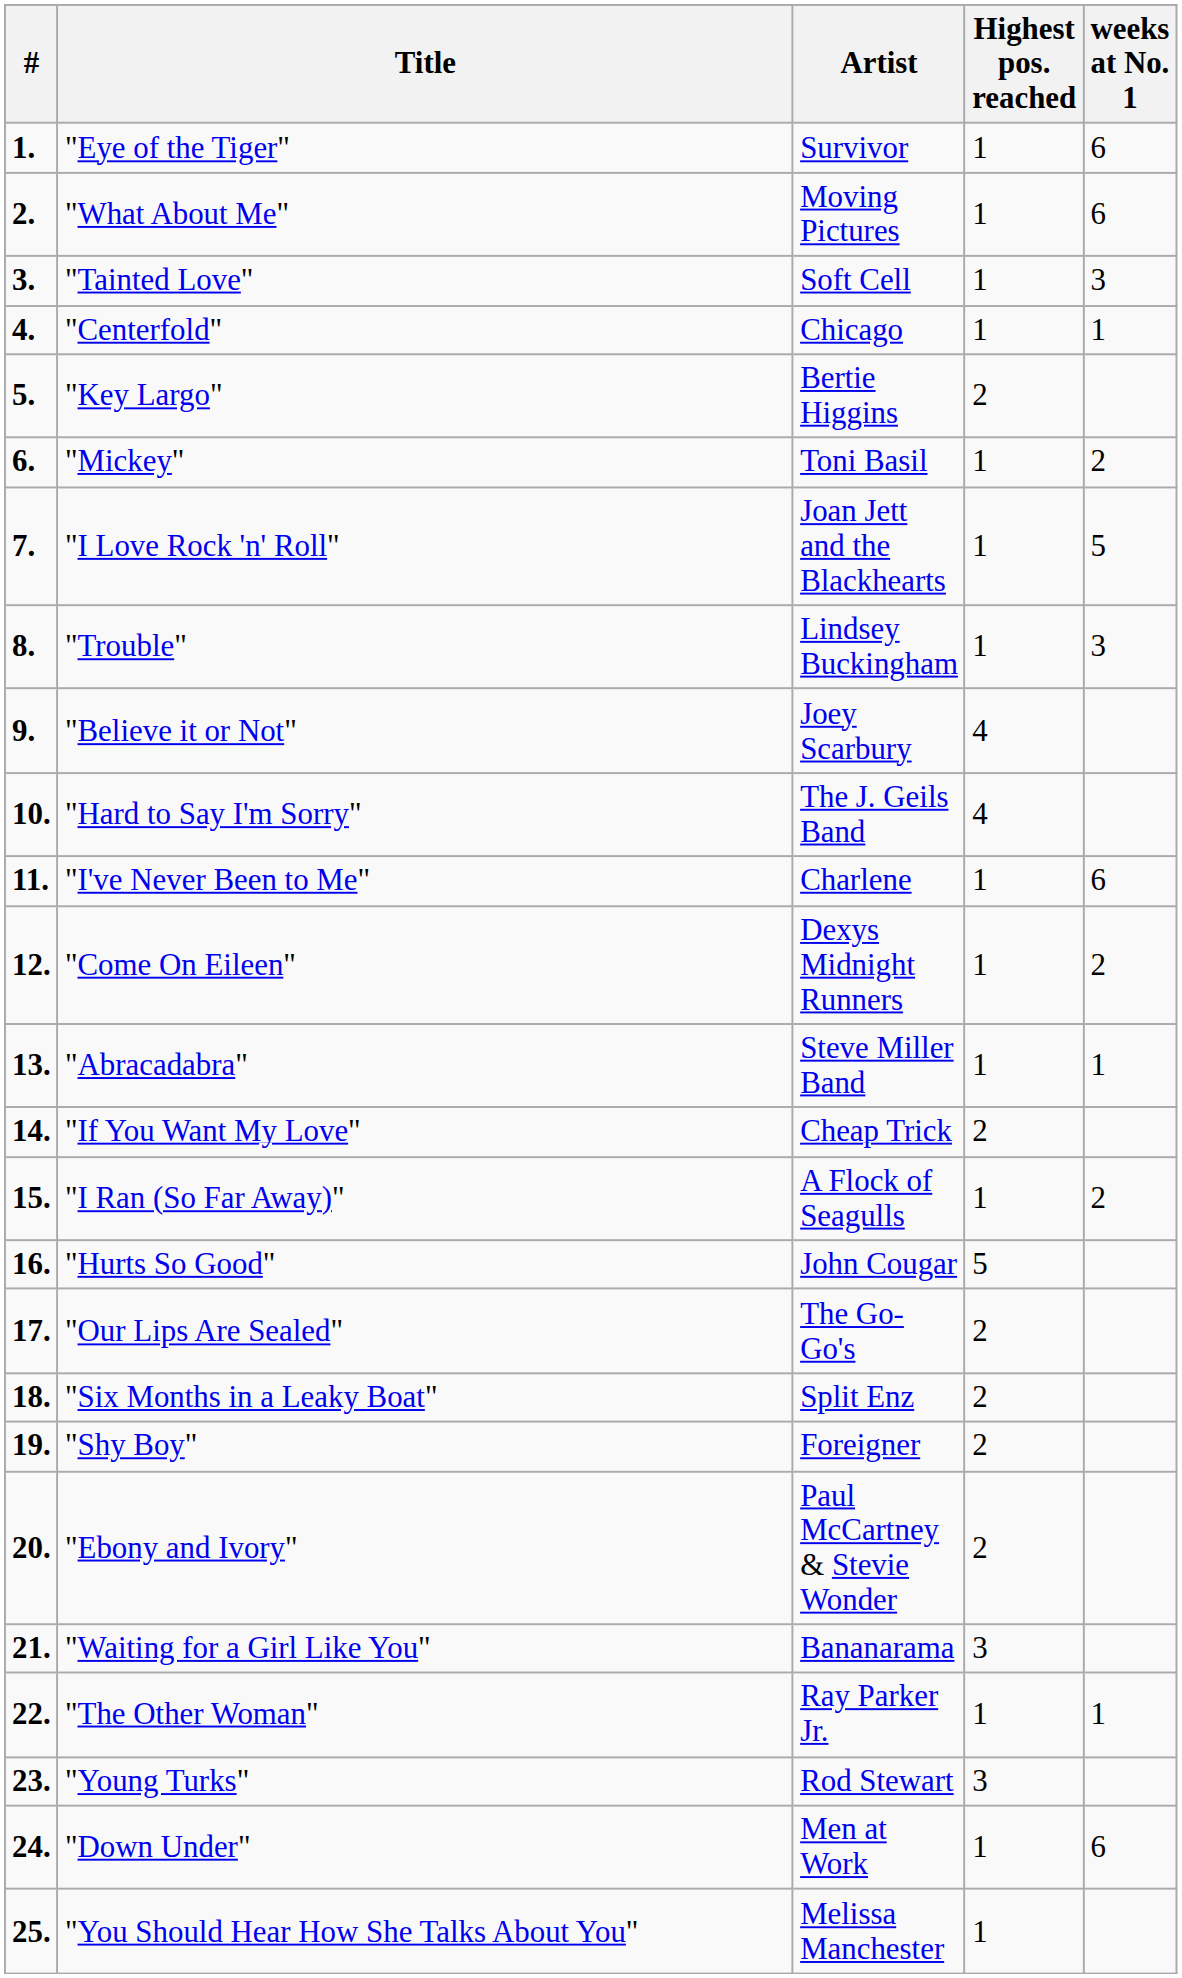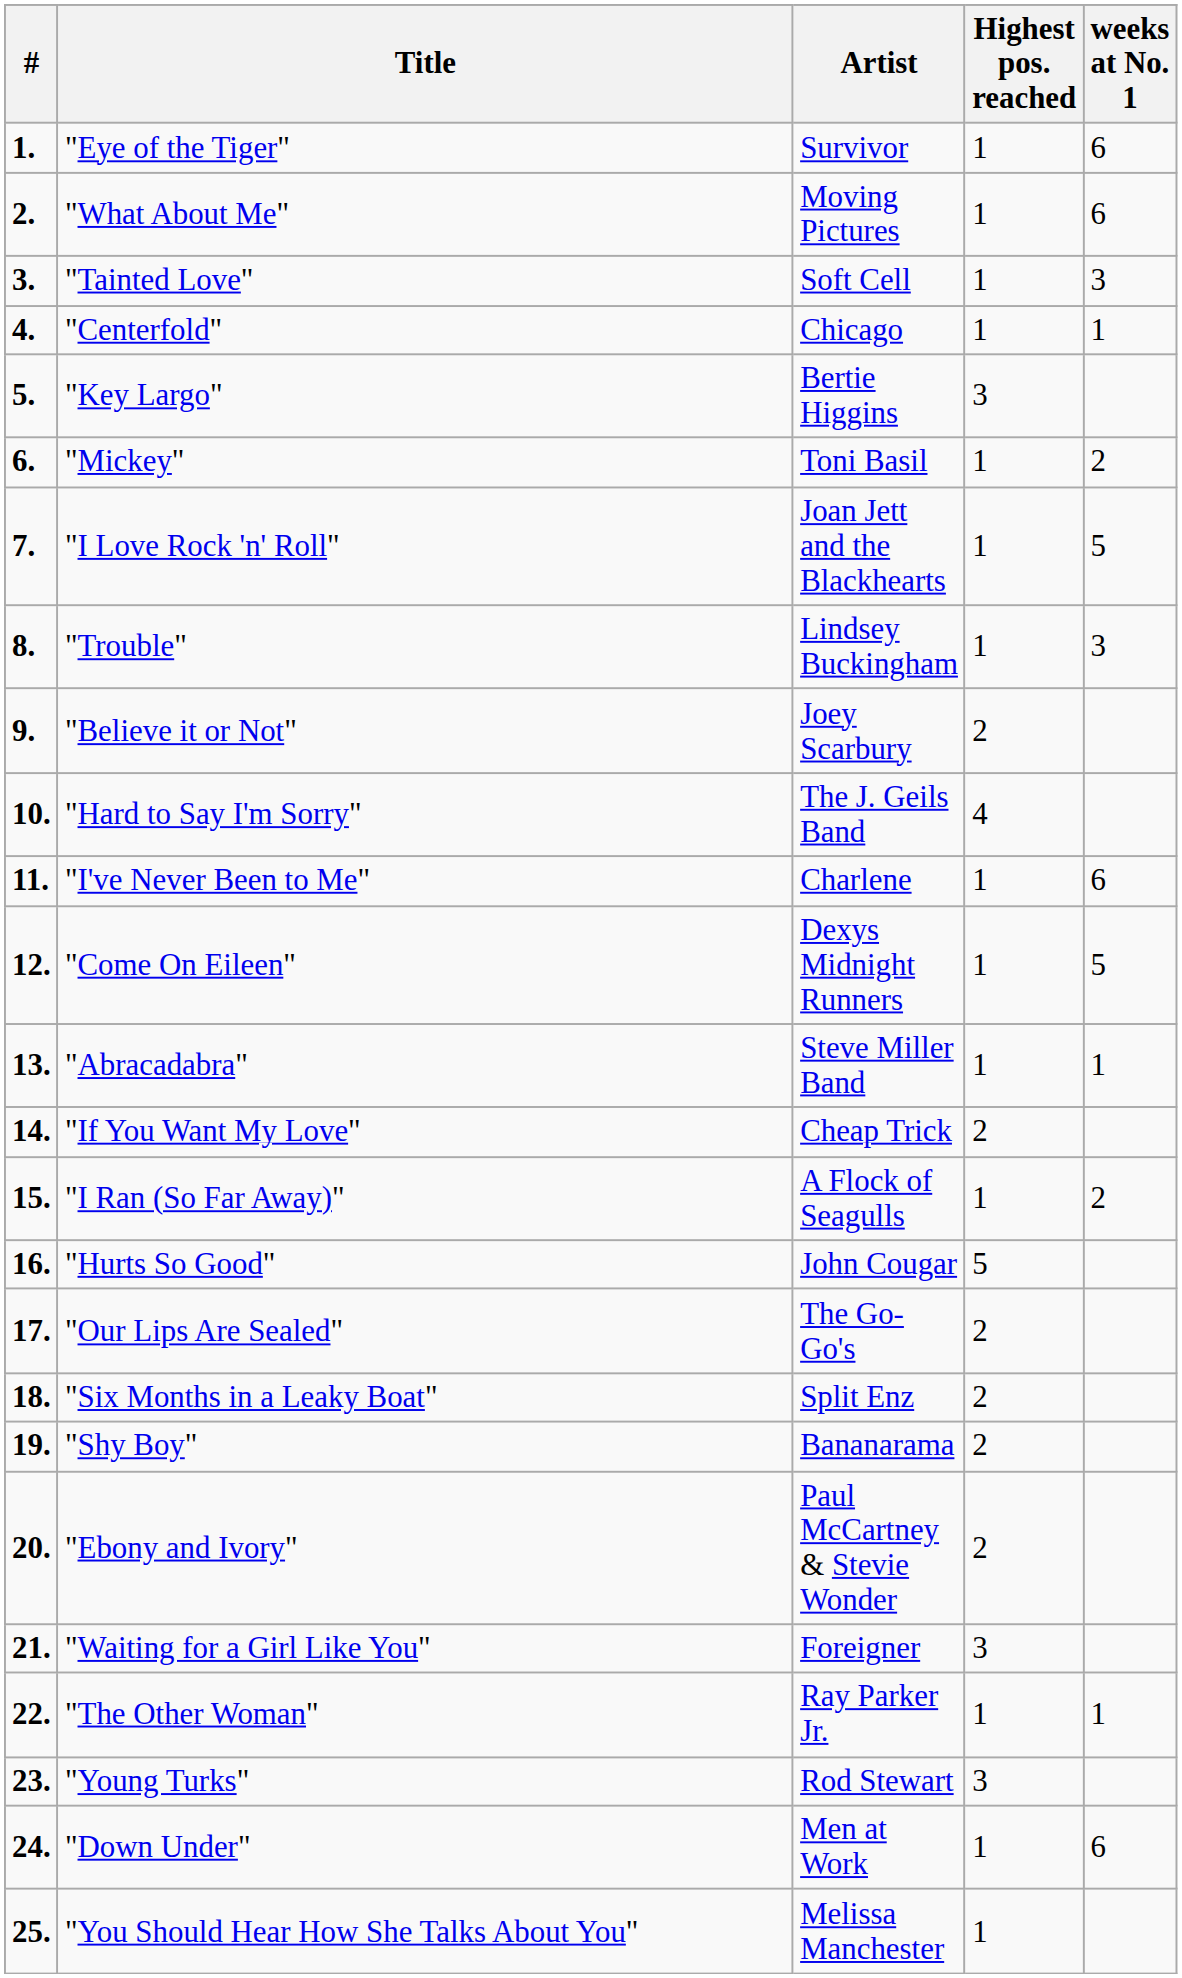(980, 395) 2 -> (980, 395) 3
(980, 730) 4 -> (980, 730) 2
(1098, 964) 2 -> (1098, 964) 5
(860, 1445) Foreigner -> (877, 1445) Bananarama
(877, 1648) Bananarama -> (860, 1648) Foreigner
